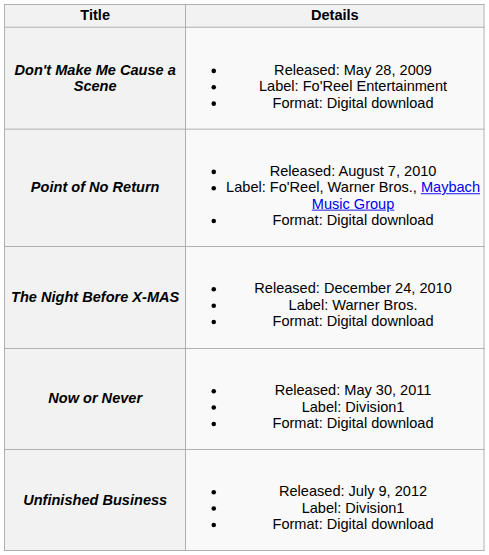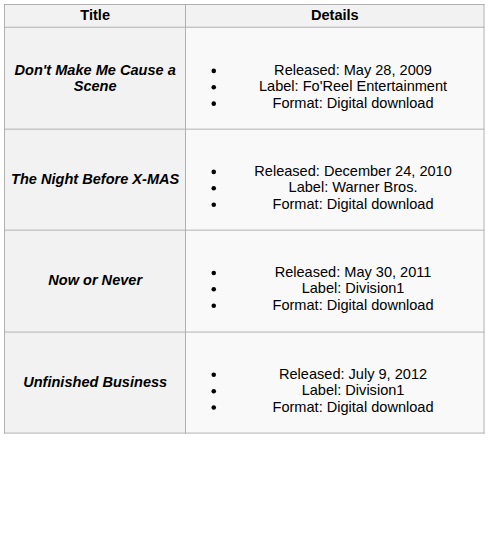- row: (95, 187)
